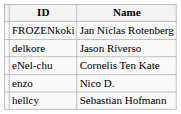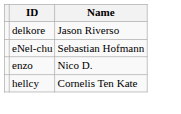- row: (43, 30)
(120, 65) Cornelis Ten Kate -> (101, 48) Sebastian Hofmann
(123, 100) Sebastian Hofmann -> (98, 83) Cornelis Ten Kate
